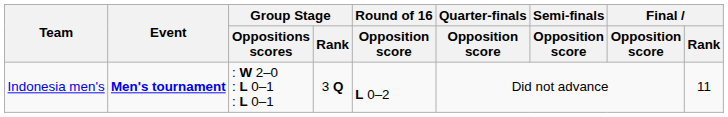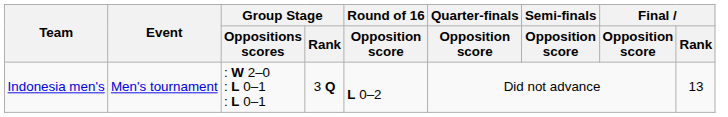(168, 88) bold -> (164, 88) normal
(704, 88) 11 -> (696, 88) 13
